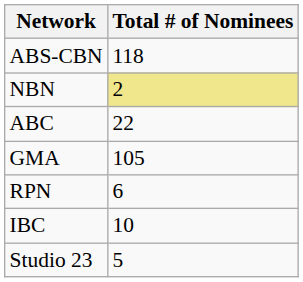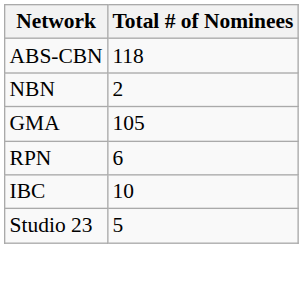(118, 89) khaki background -> (118, 89) no background
- row: (32, 123)
